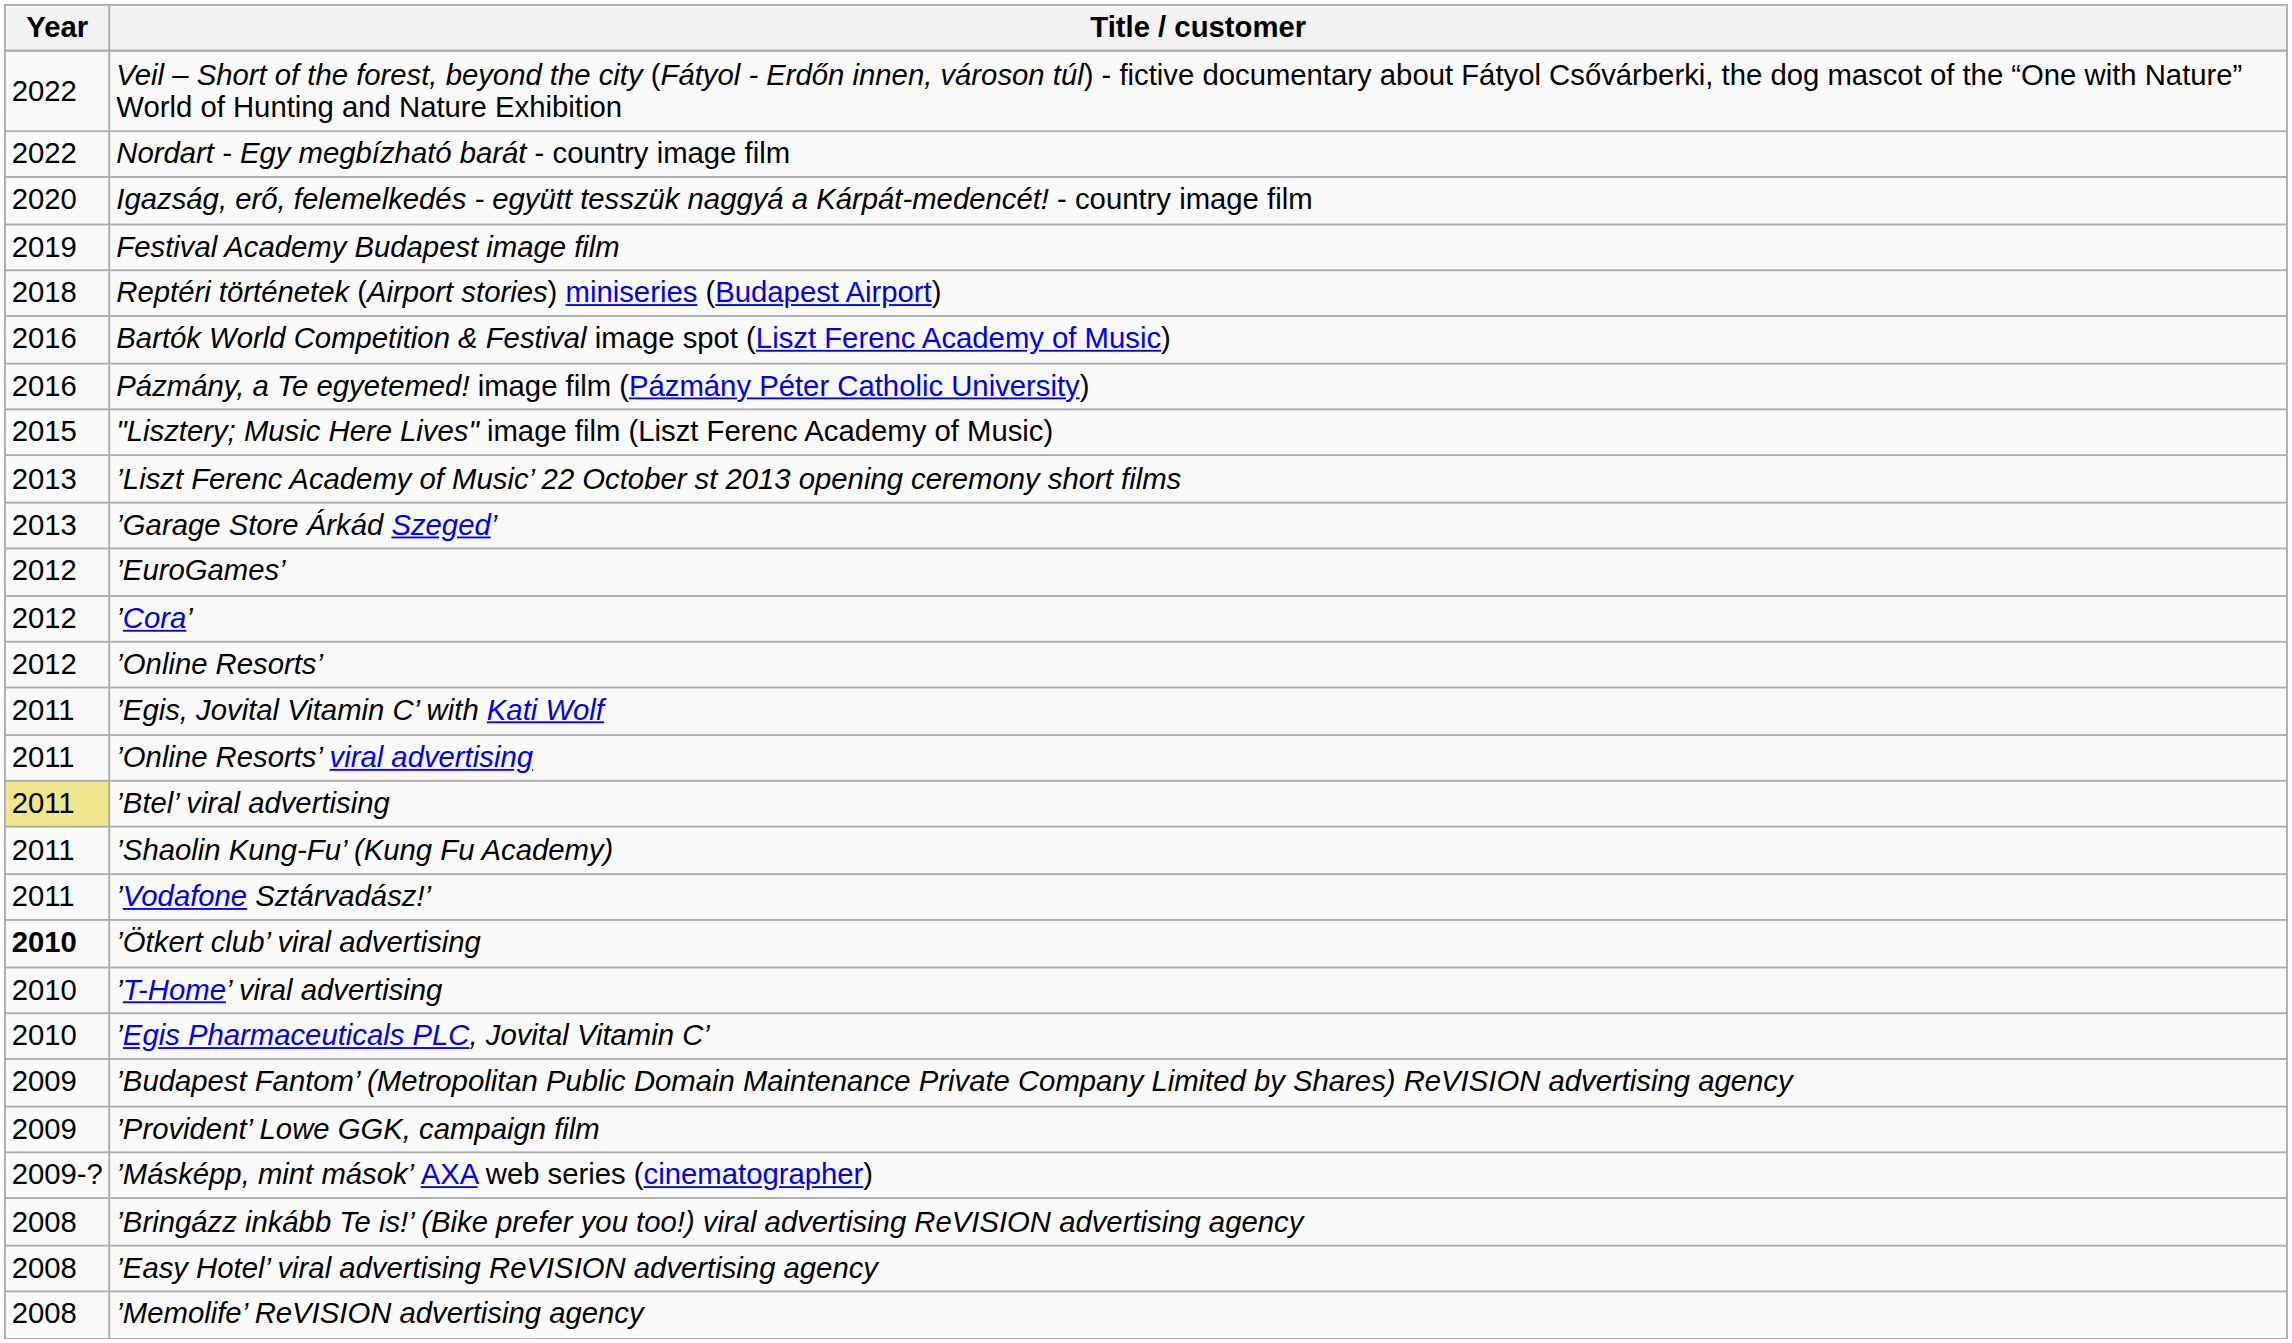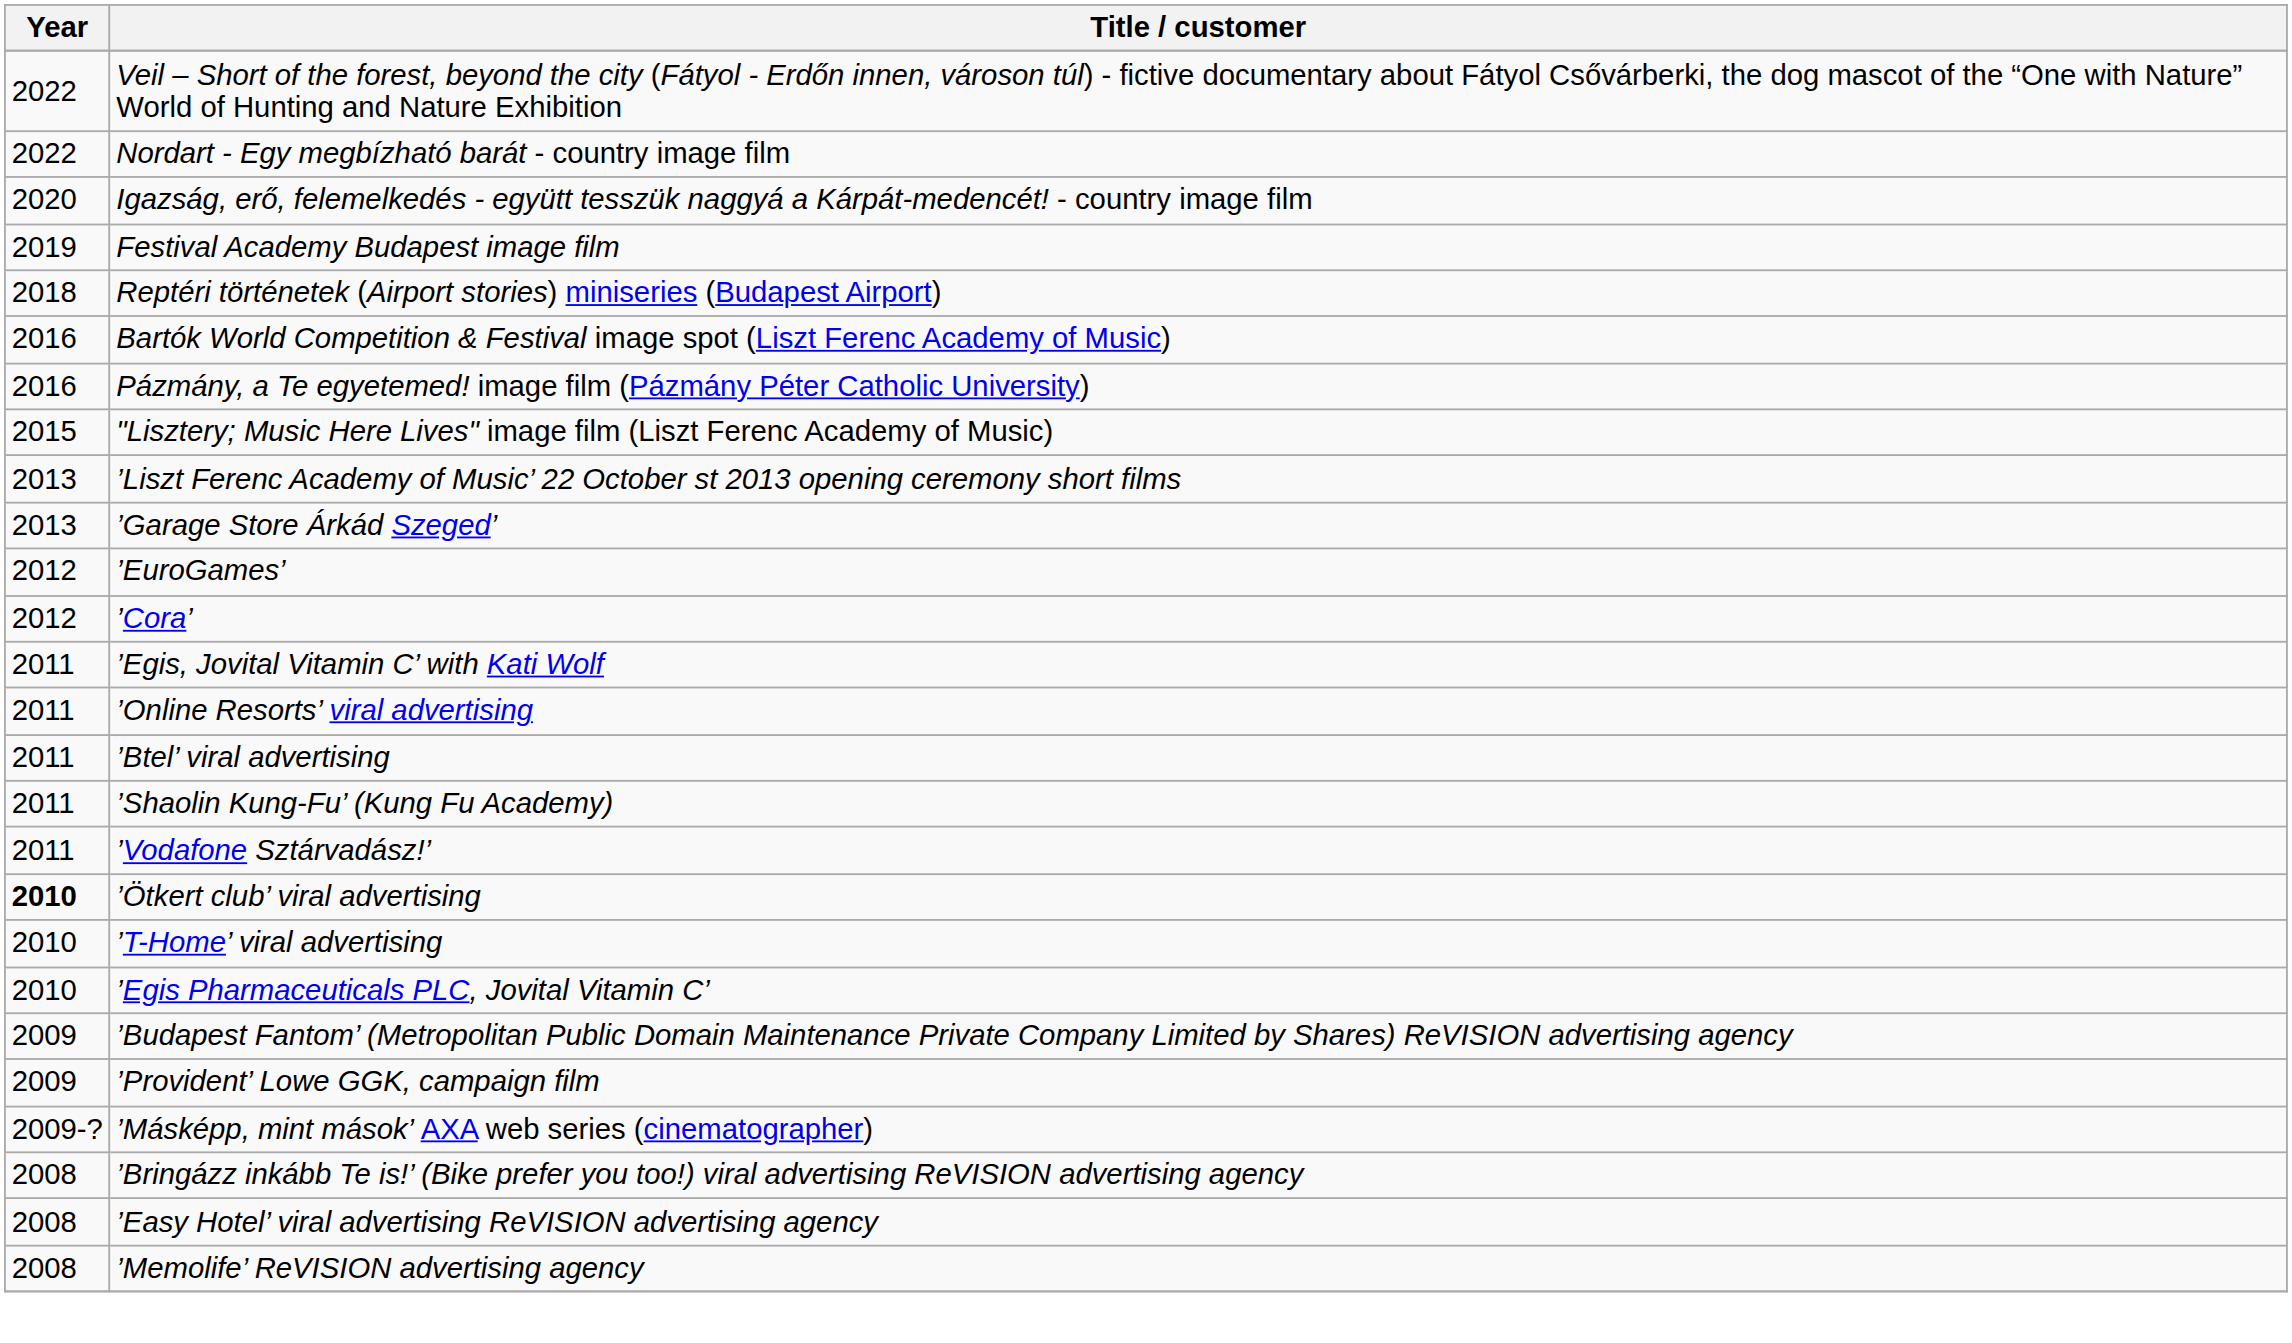- row: (220, 664)
(43, 803) khaki background -> (43, 757) no background
